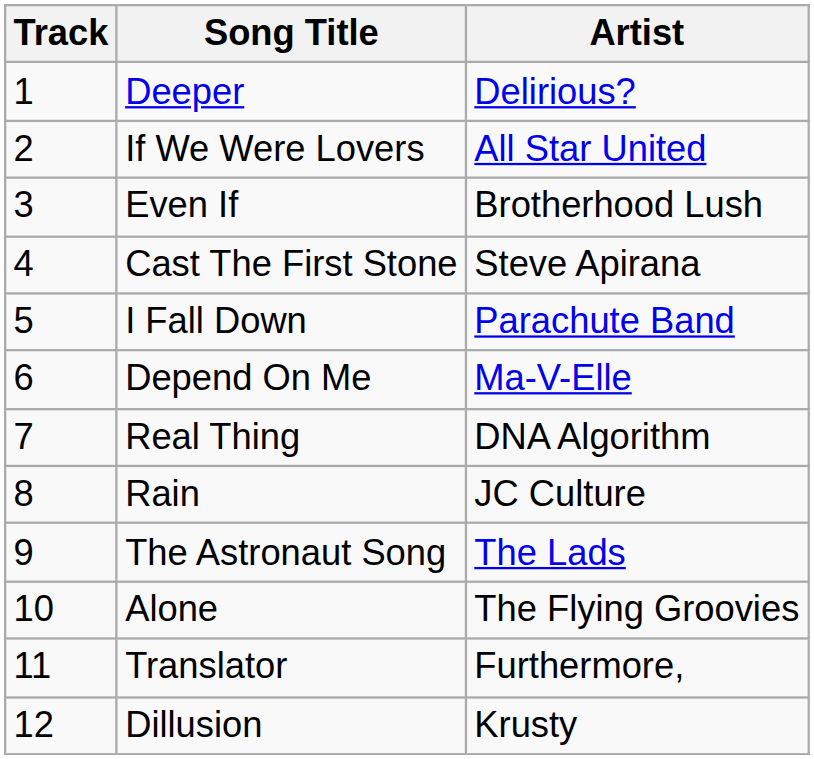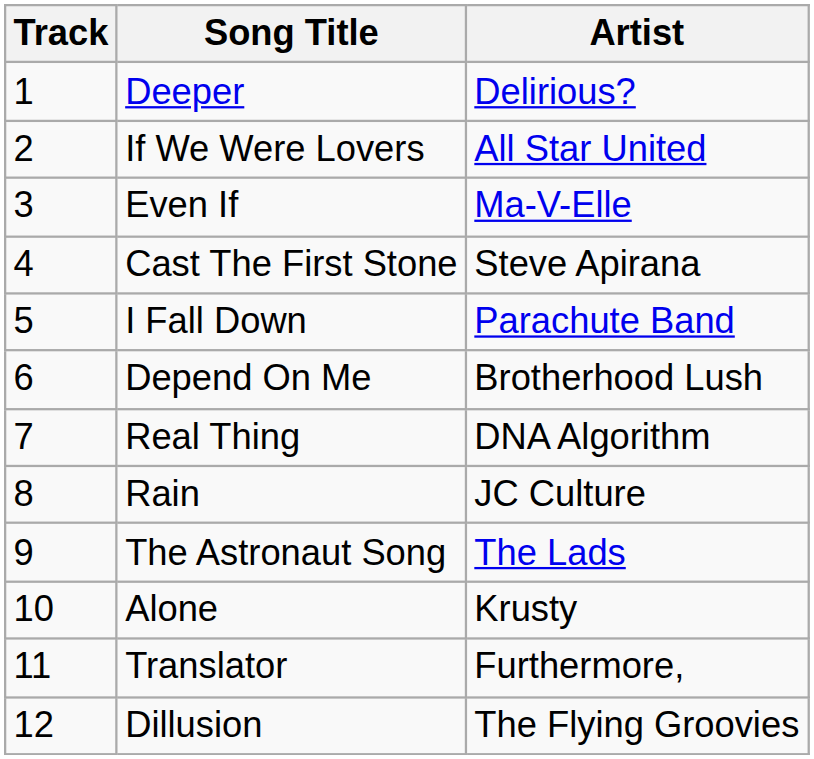(619, 206) Brotherhood Lush -> (553, 206) Ma-V-Elle
(553, 378) Ma-V-Elle -> (619, 378) Brotherhood Lush
(637, 609) The Flying Groovies -> (526, 609) Krusty
(526, 724) Krusty -> (637, 724) The Flying Groovies
